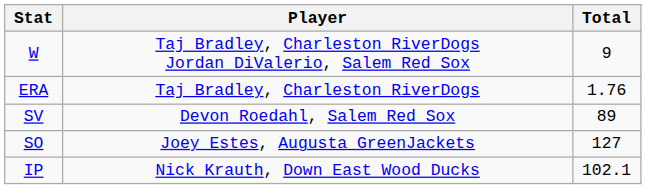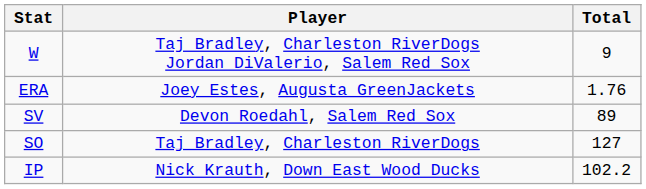(318, 90) Taj Bradley, Charleston RiverDogs -> (318, 90) Joey Estes, Augusta GreenJackets
(318, 144) Joey Estes, Augusta GreenJackets -> (318, 144) Taj Bradley, Charleston RiverDogs
(607, 170) 102.1 -> (607, 170) 102.2
